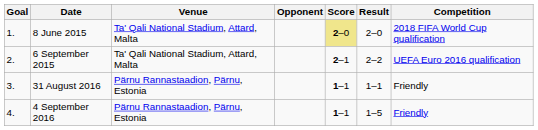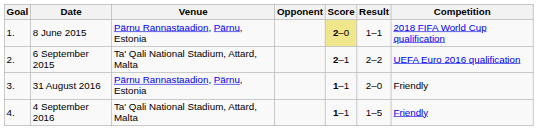(185, 33) Ta' Qali National Stadium, Attard, Malta -> (178, 33) Pärnu Rannastaadion, Pärnu, Estonia
(374, 33) 2–0 -> (374, 33) 1–1
(374, 86) 1–1 -> (374, 86) 2–0
(178, 112) Pärnu Rannastaadion, Pärnu, Estonia -> (185, 112) Ta' Qali National Stadium, Attard, Malta
